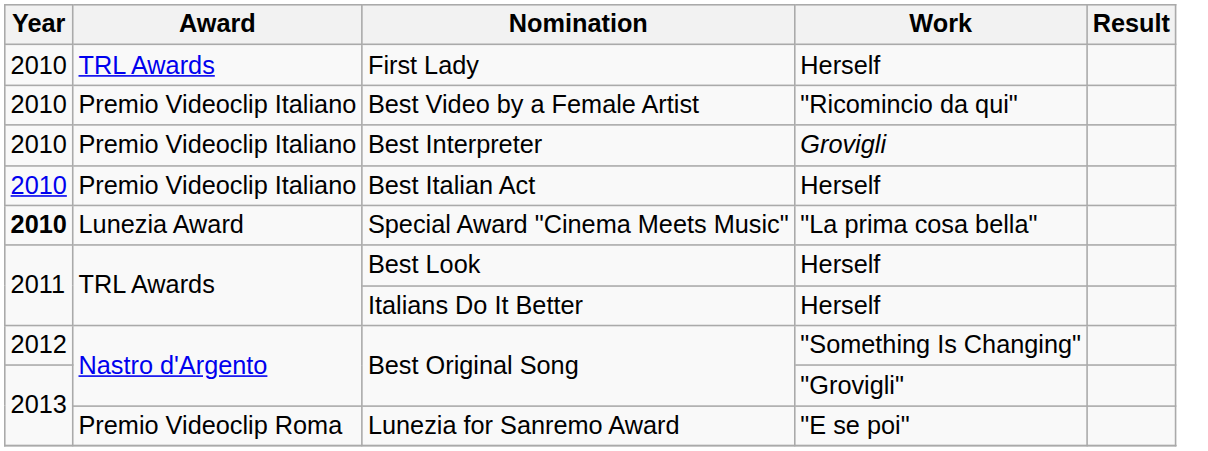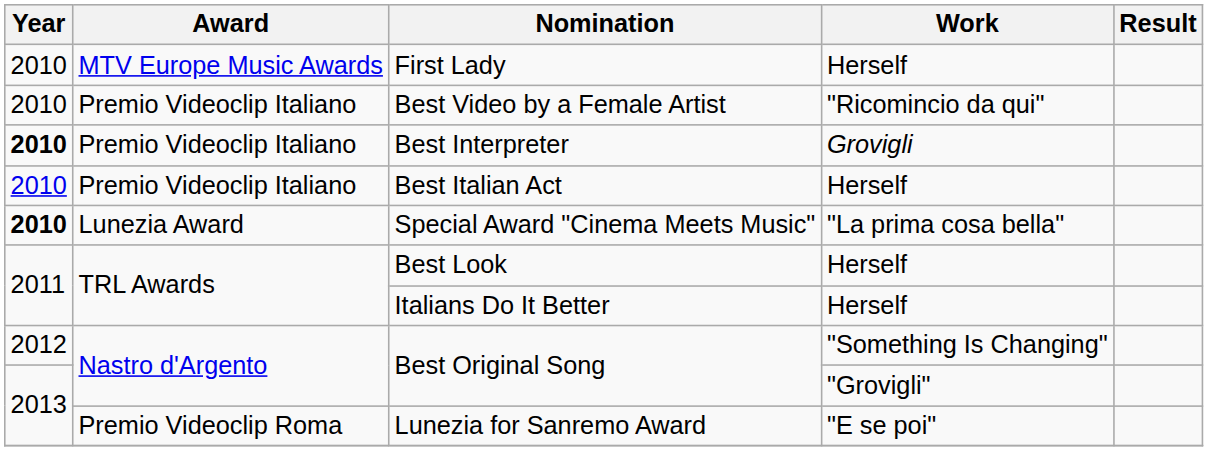(147, 64) TRL Awards -> (231, 64) MTV Europe Music Awards
(39, 144) normal -> (39, 144) bold
